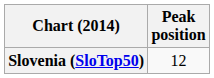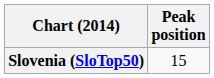(179, 60) 12 -> (179, 60) 15
